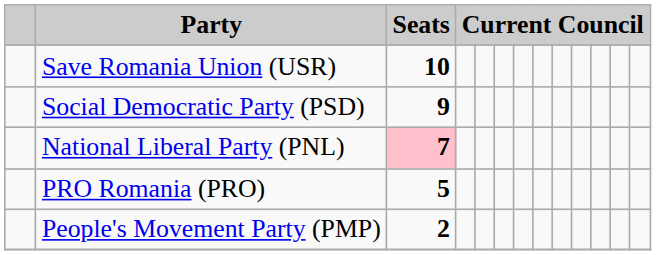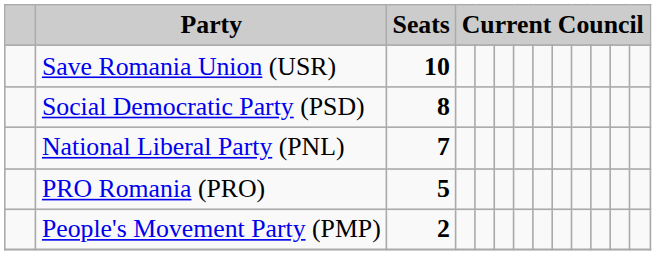(443, 106) 9 -> (443, 106) 8
(443, 147) pink background -> (443, 147) no background
